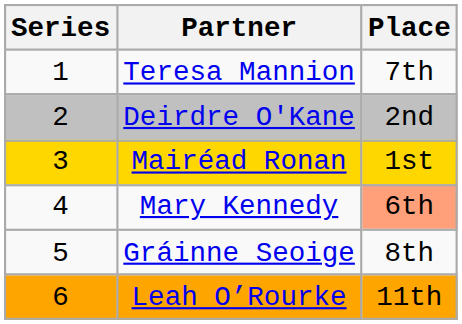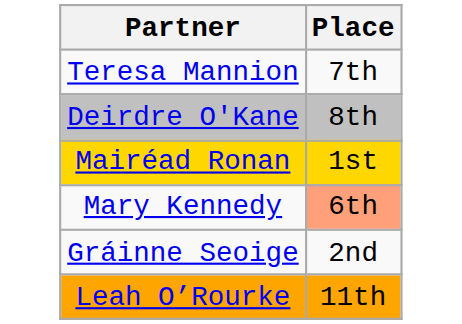- column: (61, 28)
(409, 117) 2nd -> (353, 117) 8th
(409, 252) 8th -> (353, 252) 2nd
